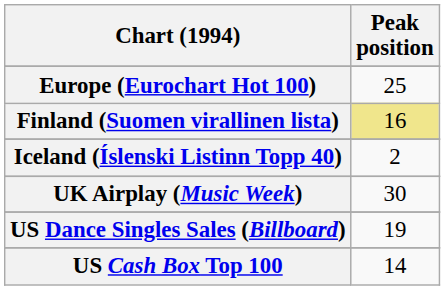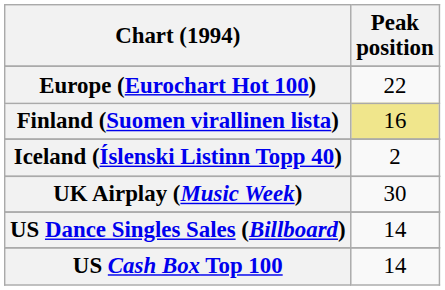(395, 84) 25 -> (395, 84) 22
(395, 229) 19 -> (395, 229) 14
